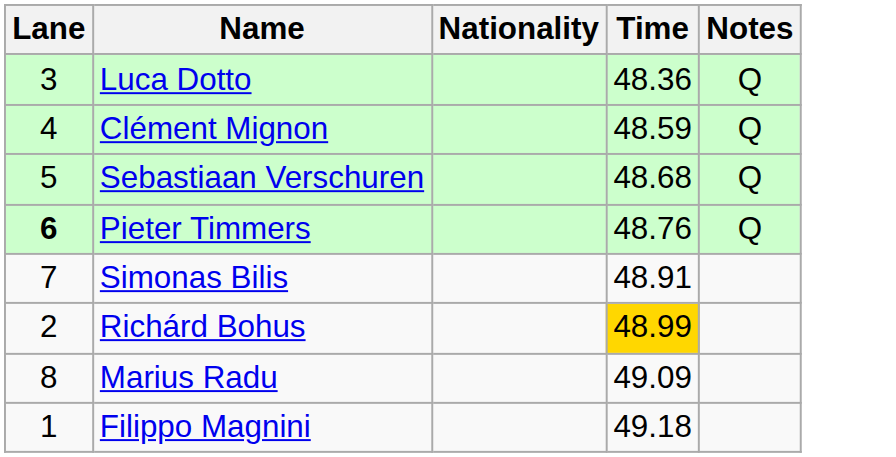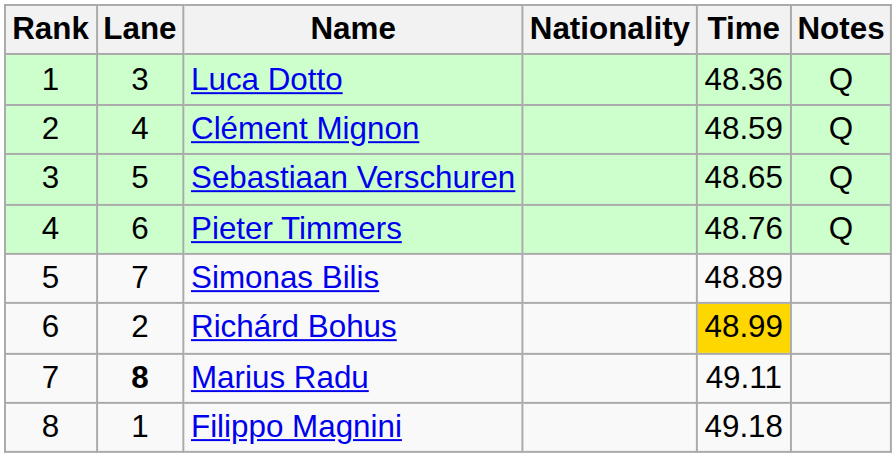+ column: (51, 29)
(653, 178) 48.68 -> (744, 178) 48.65
(49, 228) bold -> (140, 228) normal
(653, 278) 48.91 -> (744, 278) 48.89
(49, 377) normal -> (140, 377) bold
(653, 377) 49.09 -> (744, 377) 49.11
